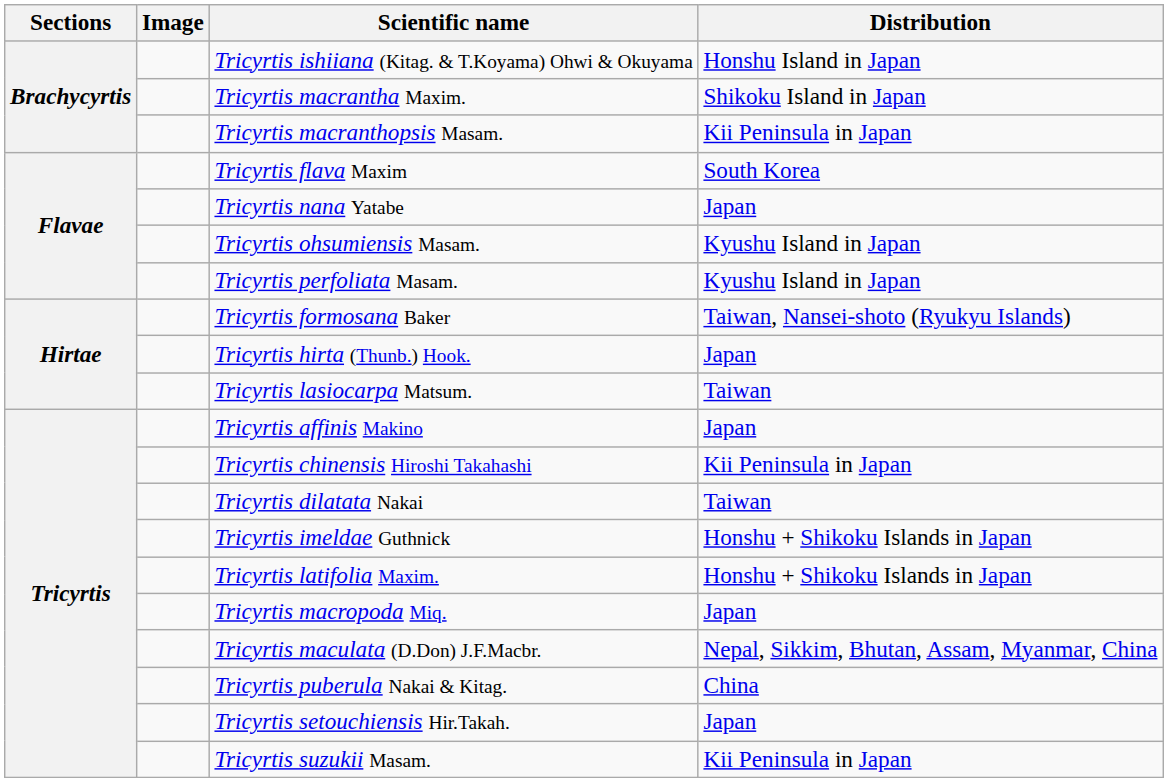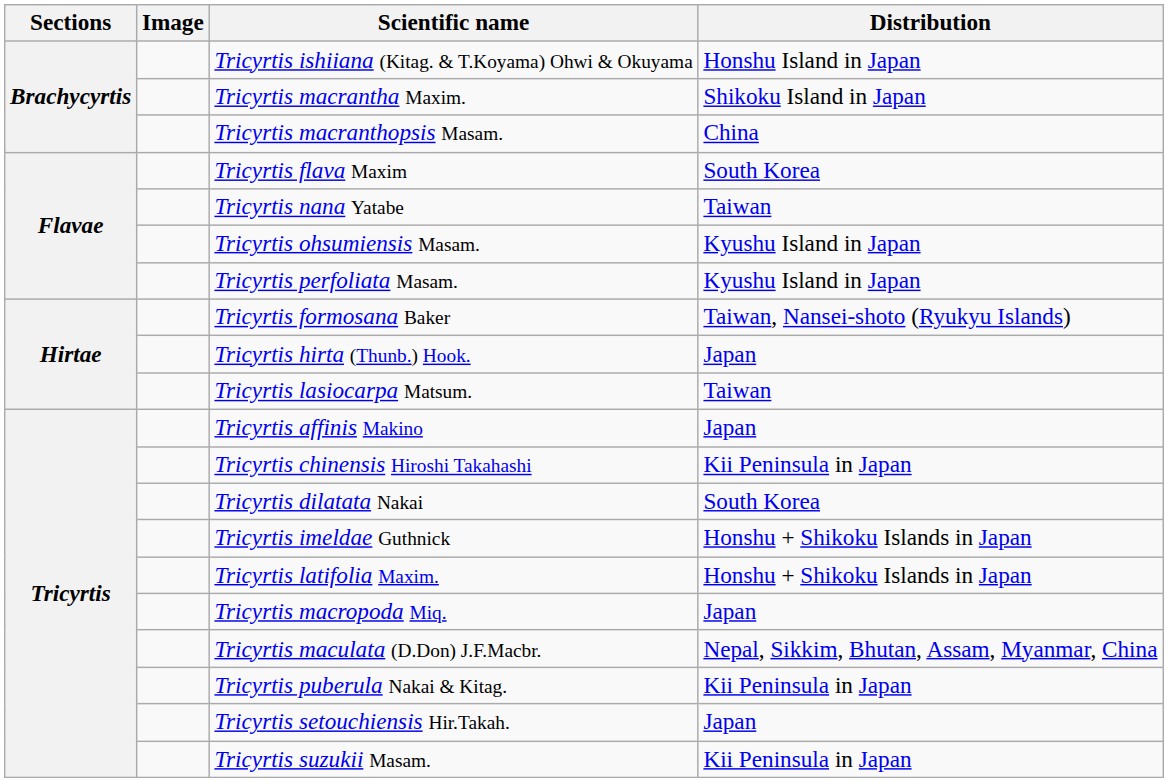(808, 133) Kii Peninsula in Japan -> (731, 133) China
(730, 206) Japan -> (737, 206) Taiwan
(737, 501) Taiwan -> (762, 501) South Korea
(731, 685) China -> (808, 685) Kii Peninsula in Japan
